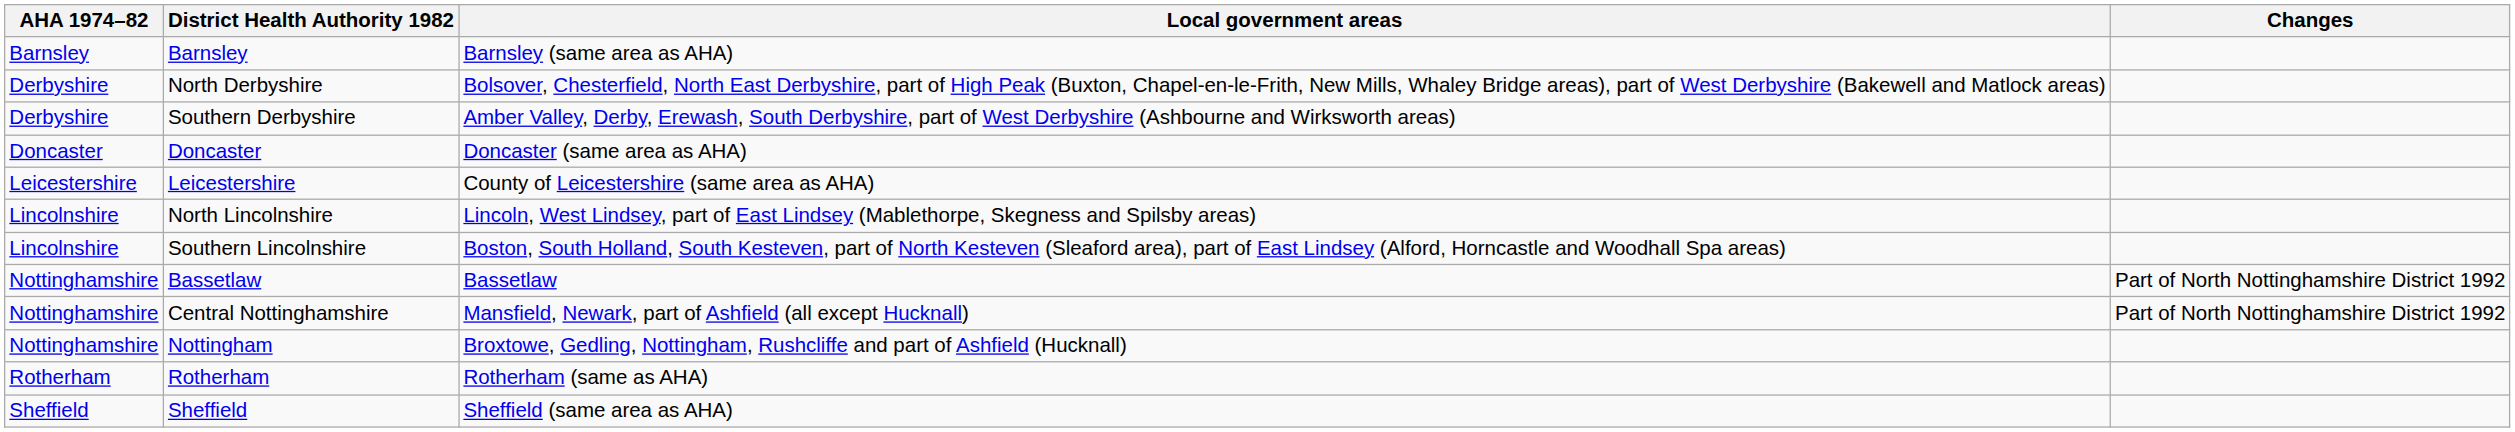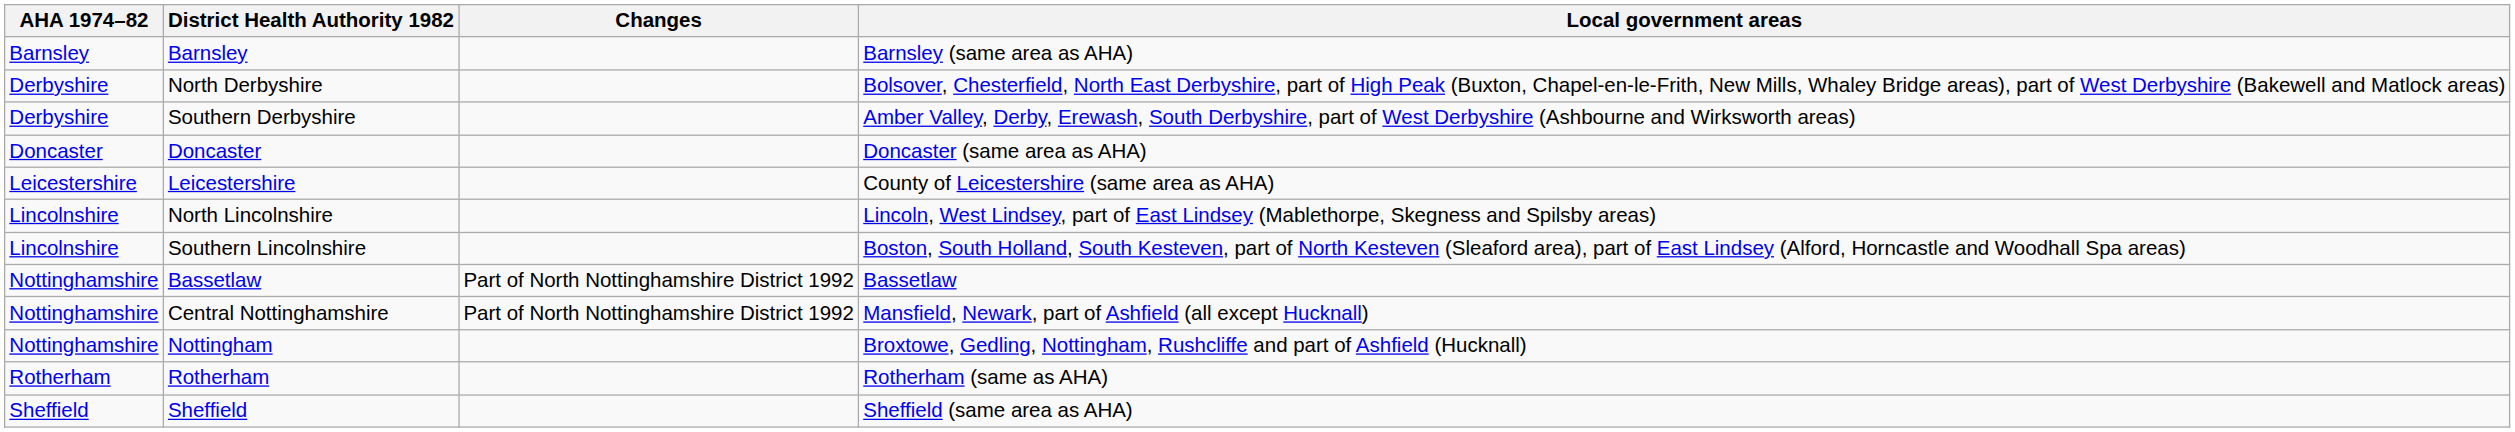columns swapped: (1284, 20) <-> (2310, 20)
